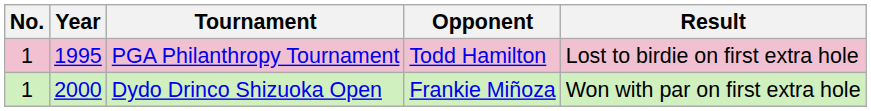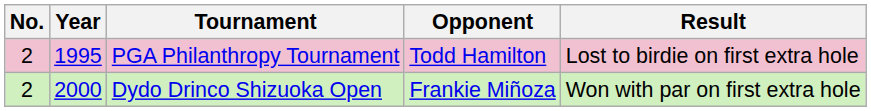(27, 56) 1 -> (27, 56) 2
(27, 90) 1 -> (27, 90) 2
